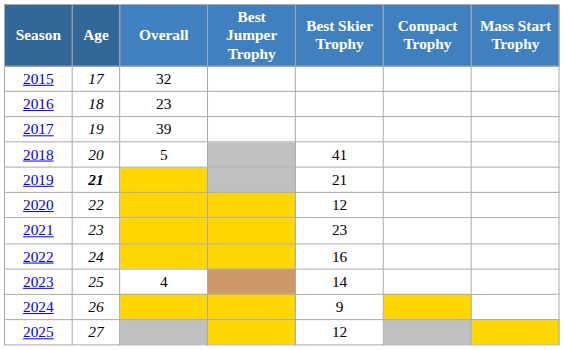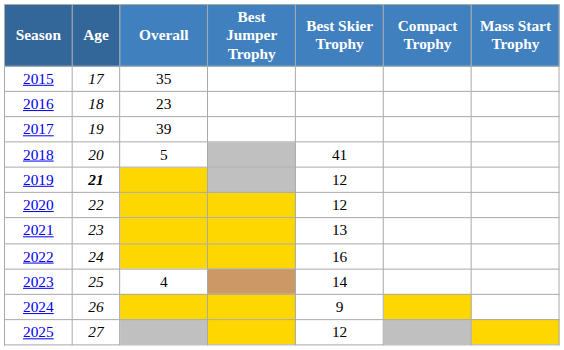(164, 79) 32 -> (164, 79) 35
(340, 180) 21 -> (340, 180) 12
(340, 230) 23 -> (340, 230) 13
